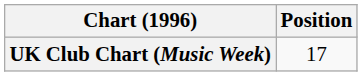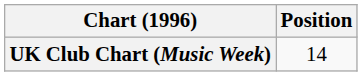(316, 53) 17 -> (316, 53) 14
